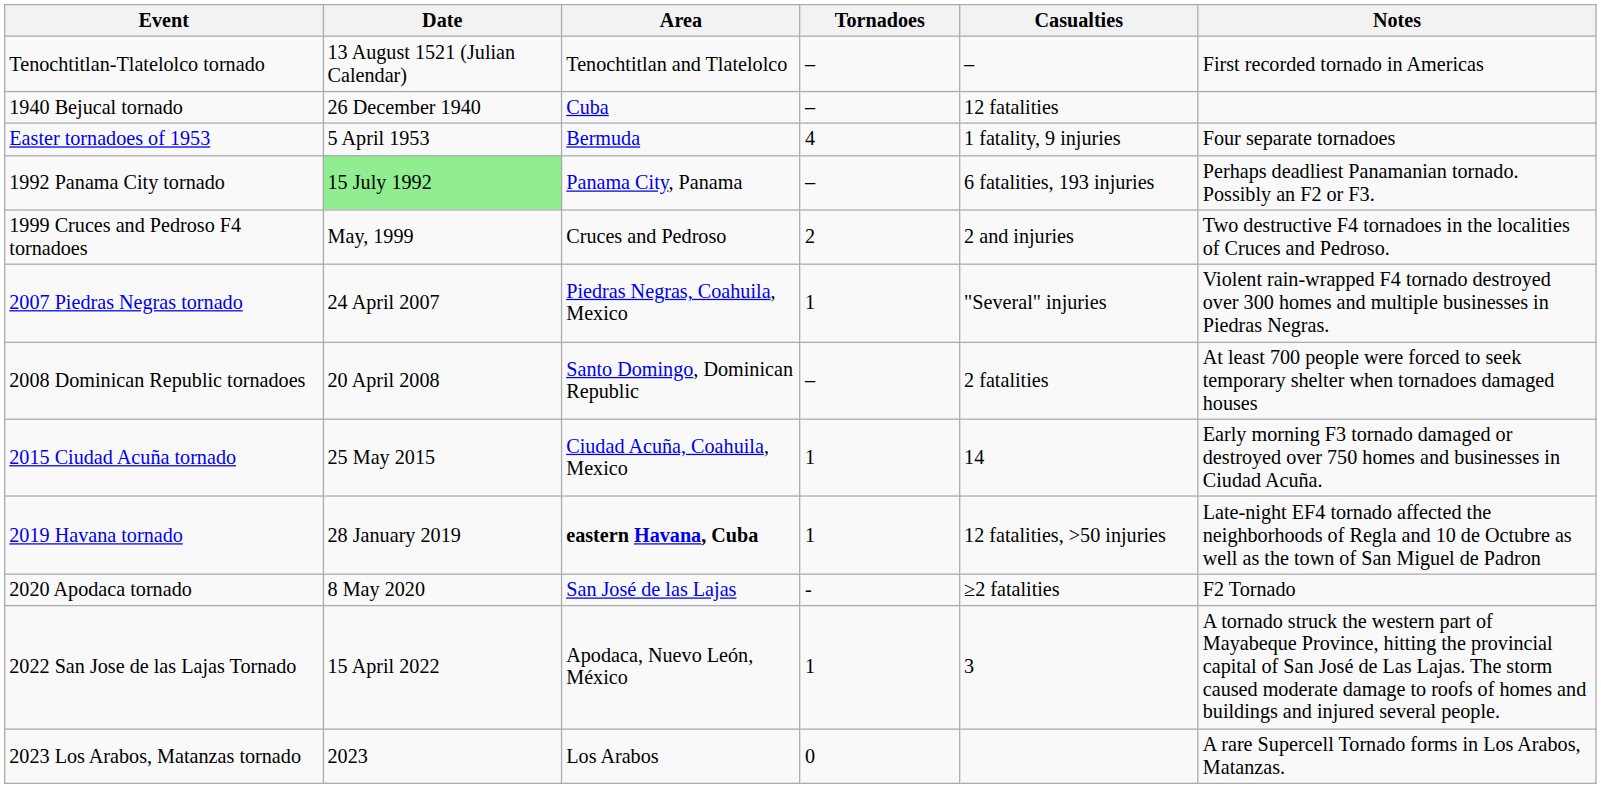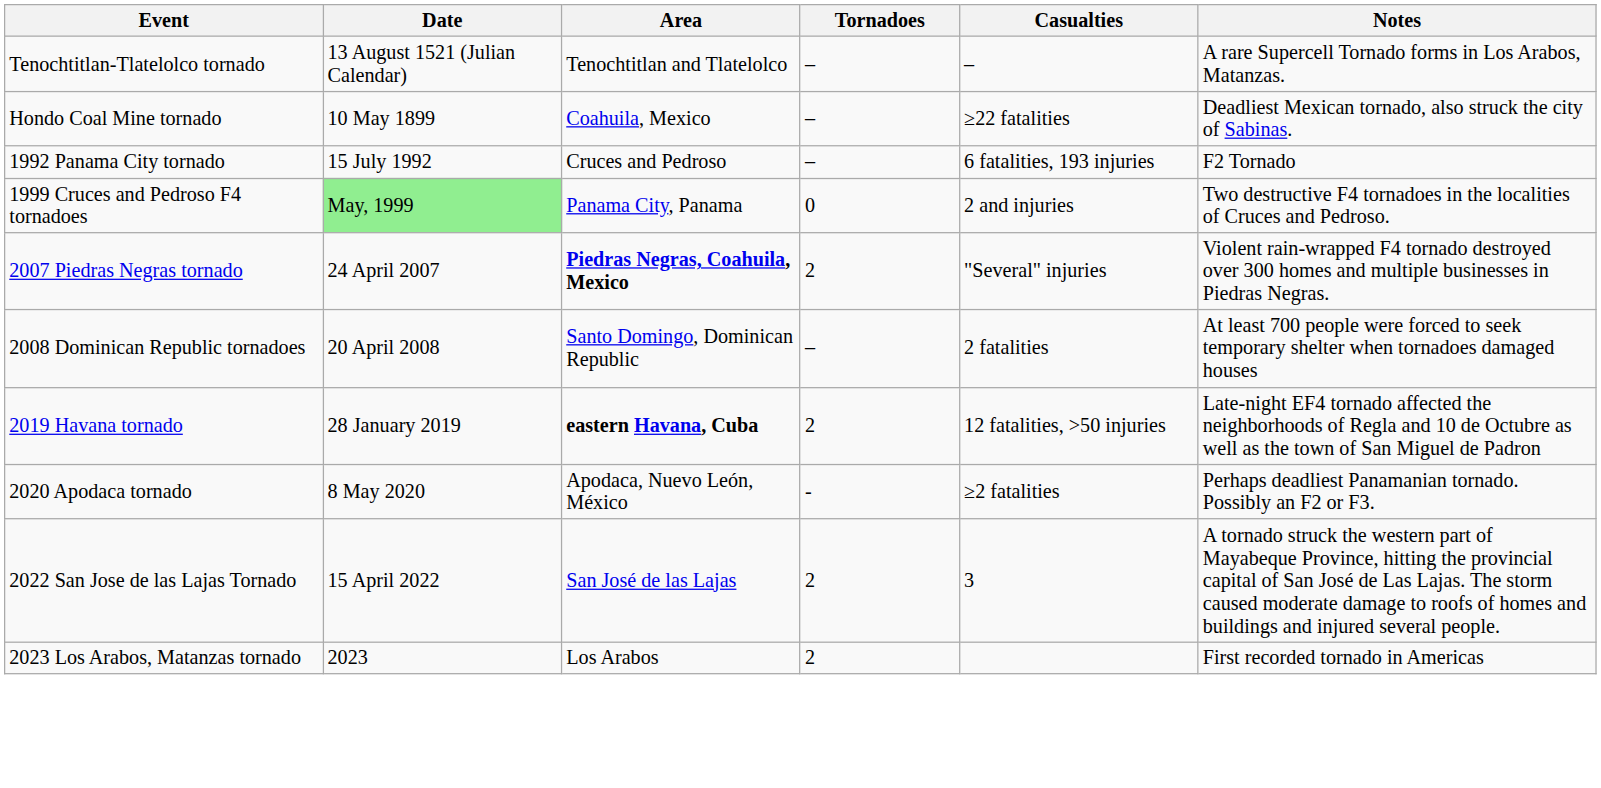(1343, 63) First recorded tornado in Americas -> (1392, 63) A rare Supercell Tornado forms in Los Arabos, Matanzas.
+ row: (115, 118)
- row: (96, 107)
- row: (110, 139)
(380, 182) lightgreen background -> (380, 161) no background
(654, 182) Panama City, Panama -> (646, 161) Cruces and Pedroso
(1361, 182) Perhaps deadliest Panamanian tornado. Possibly an F2 or F3. -> (1249, 161) F2 Tornado
(371, 237) no background -> (371, 205) lightgreen background
(646, 237) Cruces and Pedroso -> (654, 205) Panama City, Panama
(810, 237) 2 -> (810, 205) 0
(671, 303) normal -> (678, 271) bold
(810, 303) 1 -> (810, 271) 2
- row: (123, 457)
(810, 535) 1 -> (810, 425) 2
(651, 589) San José de las Lajas -> (660, 491) Apodaca, Nuevo León, México
(1249, 589) F2 Tornado -> (1361, 491) Perhaps deadliest Panamanian tornado. Possibly an F2 or F3.
(660, 667) Apodaca, Nuevo León, México -> (651, 580) San José de las Lajas
(810, 667) 1 -> (810, 580) 2
(810, 755) 0 -> (810, 657) 2
(1392, 755) A rare Supercell Tornado forms in Los Arabos, Matanzas. -> (1343, 657) First recorded tornado in Americas
